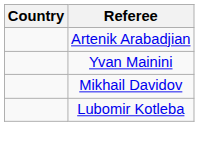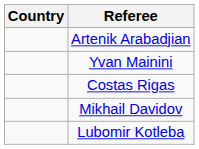+ row: (131, 86)
